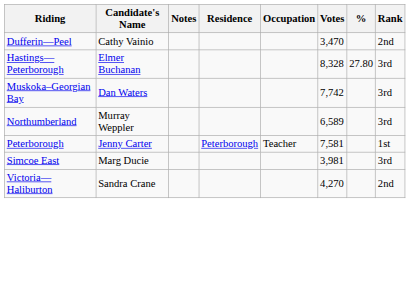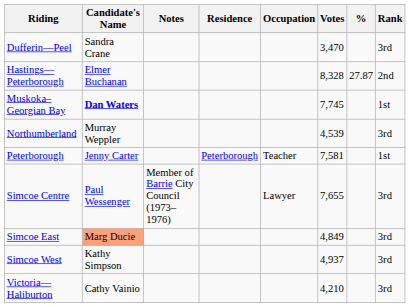(126, 41) Cathy Vainio -> (99, 47) Sandra Crane
(386, 41) 2nd -> (385, 47) 3rd
(361, 64) 27.80 -> (361, 76) 27.87
(385, 64) 3rd -> (386, 76) 2nd
(123, 92) normal -> (111, 104) bold
(332, 92) 7,742 -> (332, 104) 7,745
(385, 92) 3rd -> (384, 104) 1st
(332, 121) 6,589 -> (332, 133) 4,539
+ row: (38, 196)
(123, 160) no background -> (110, 237) lightsalmon background
(332, 160) 3,981 -> (332, 237) 4,849
+ row: (34, 259)
(127, 183) Sandra Crane -> (112, 288) Cathy Vainio
(332, 183) 4,270 -> (332, 288) 4,210
(386, 183) 2nd -> (385, 288) 3rd
